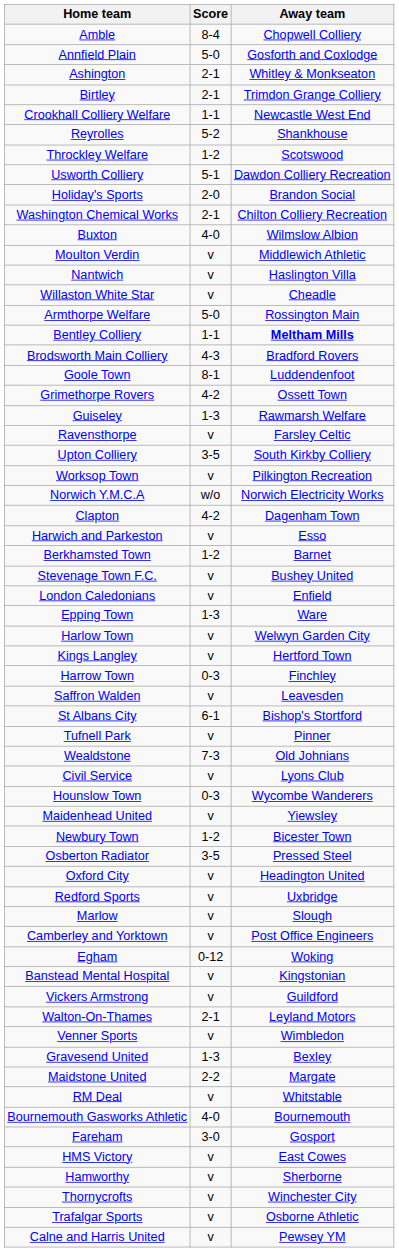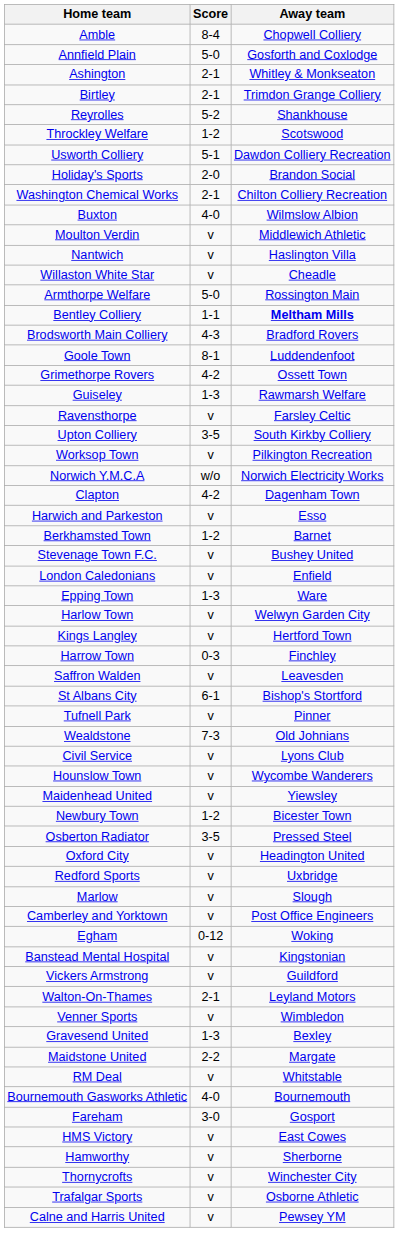- row: (97, 114)
(211, 796) 0-3 -> (211, 776) v
